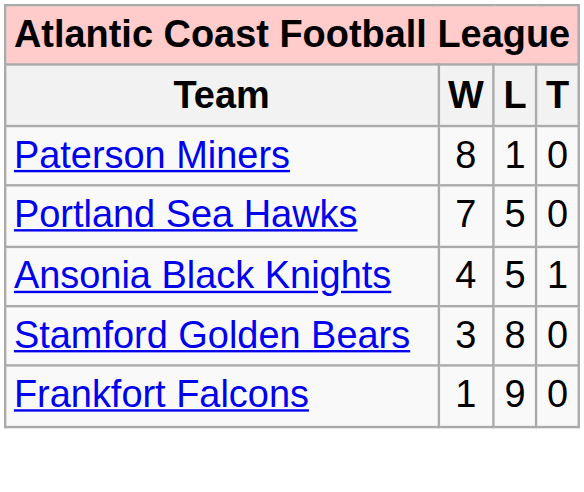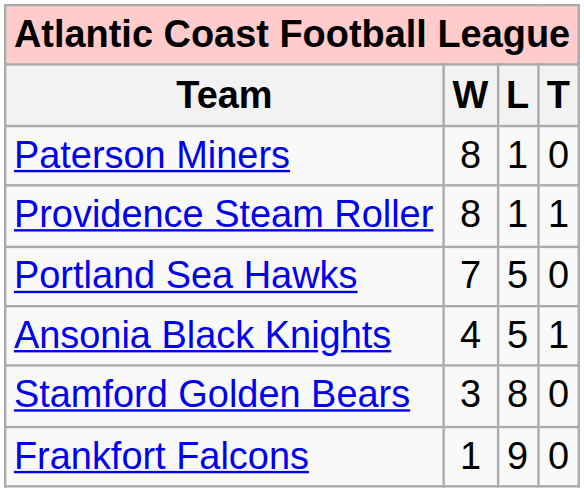+ row: (224, 214)
